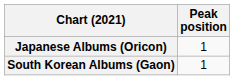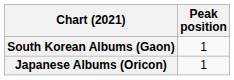rows swapped: (91, 46) <-> (91, 65)
